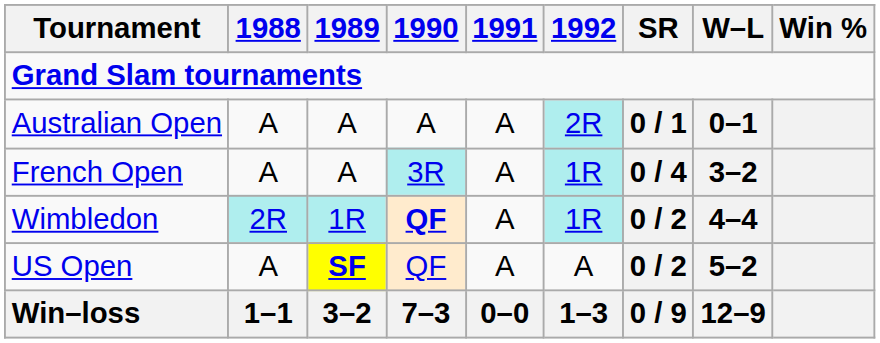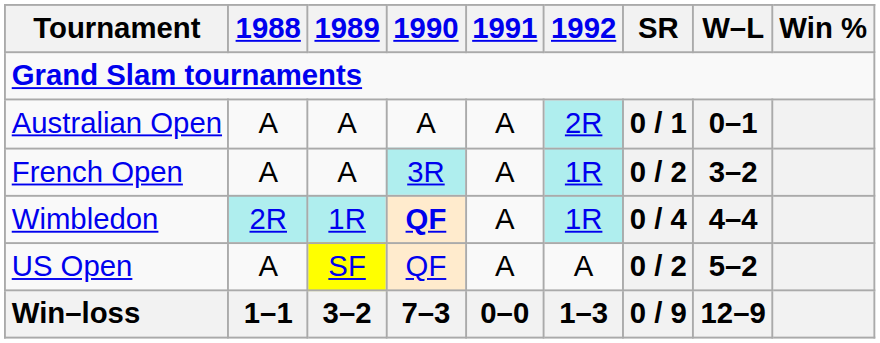(658, 170) 0 / 4 -> (658, 170) 0 / 2
(658, 218) 0 / 2 -> (658, 218) 0 / 4
(347, 265) bold -> (347, 265) normal
